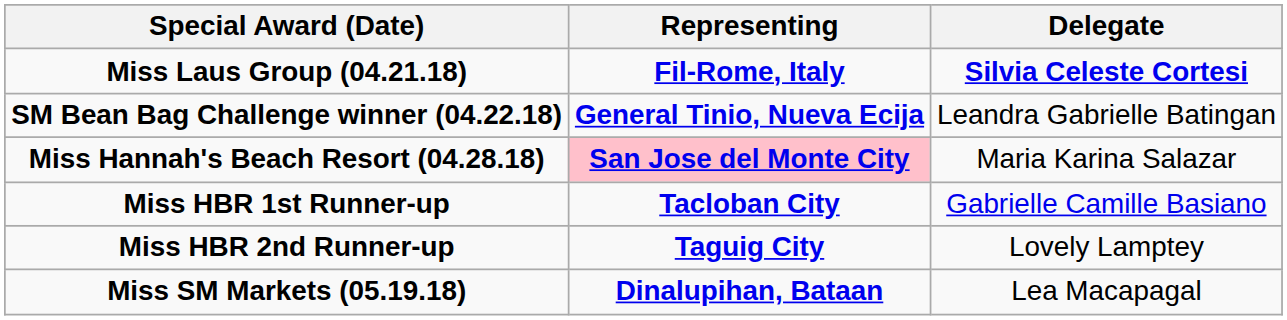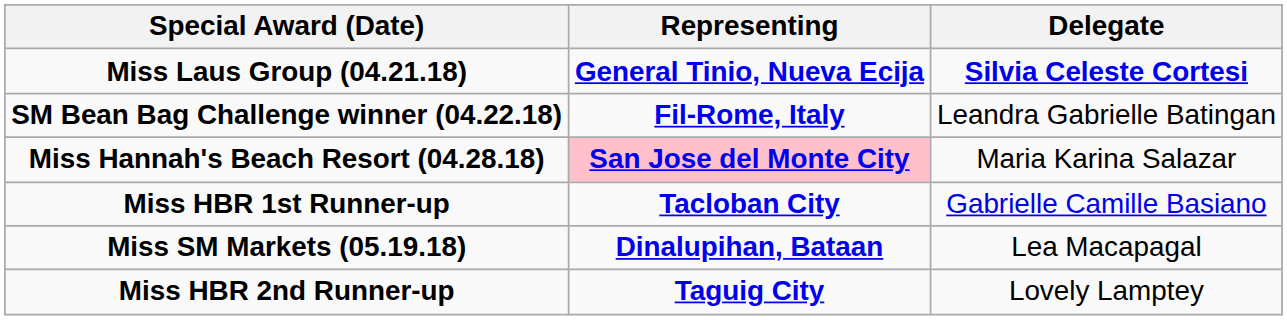(749, 70) Fil-Rome, Italy -> (749, 70) General Tinio, Nueva Ecija
(749, 114) General Tinio, Nueva Ecija -> (749, 114) Fil-Rome, Italy
rows swapped: (287, 247) <-> (287, 291)
